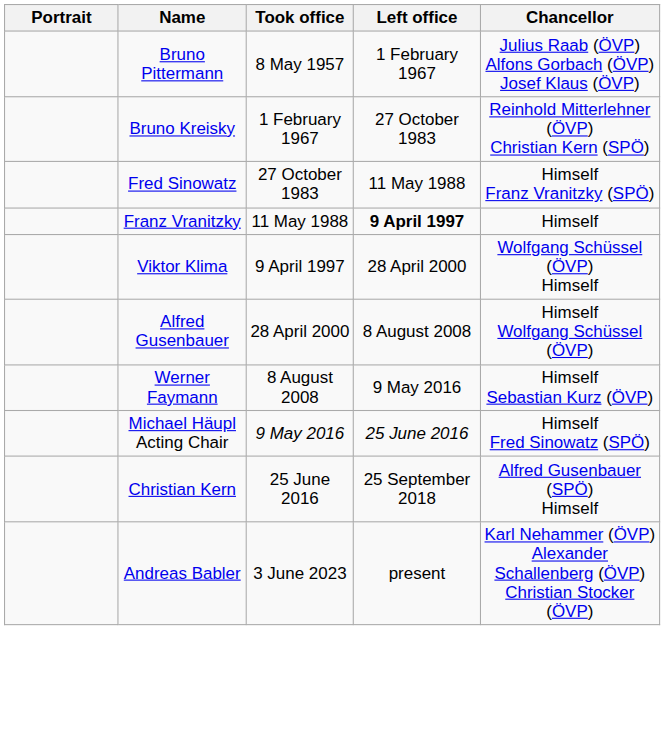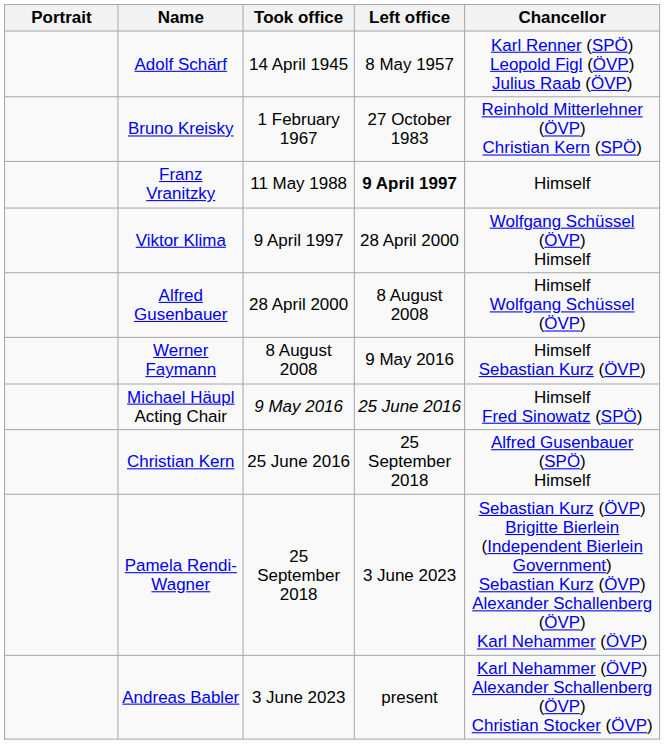+ row: (181, 63)
- row: (182, 63)
- row: (182, 184)
+ row: (181, 574)
